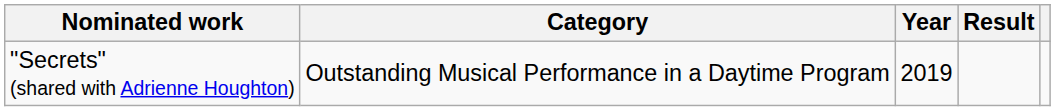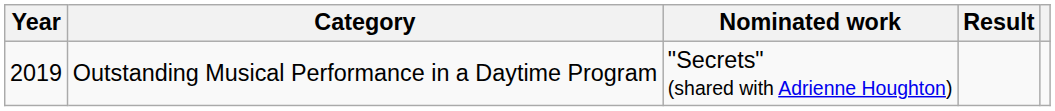columns swapped: (926, 23) <-> (152, 23)
